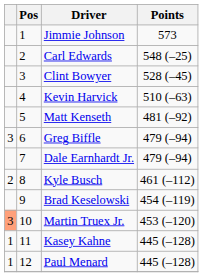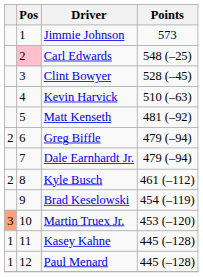(22, 56) no background -> (22, 56) pink background
(10, 138) 3 -> (10, 138) 2
